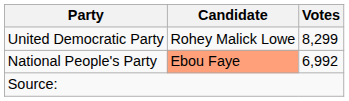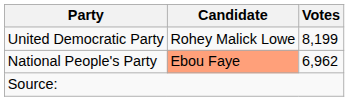(320, 38) 8,299 -> (320, 38) 8,199
(320, 61) 6,992 -> (320, 61) 6,962
